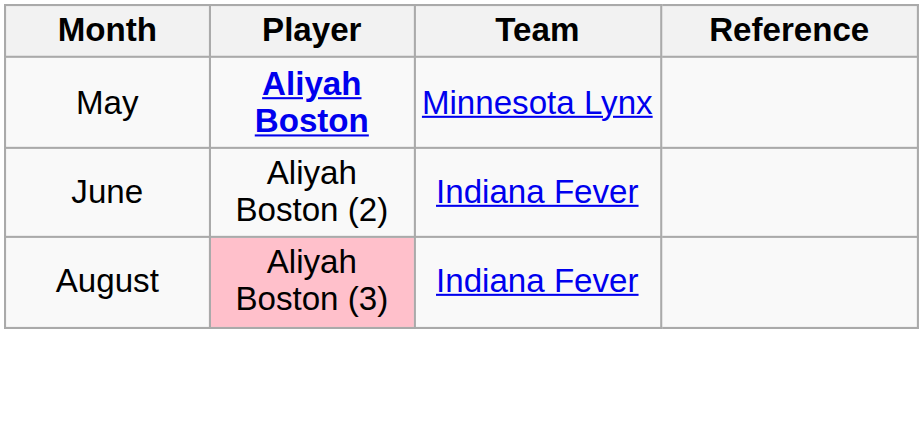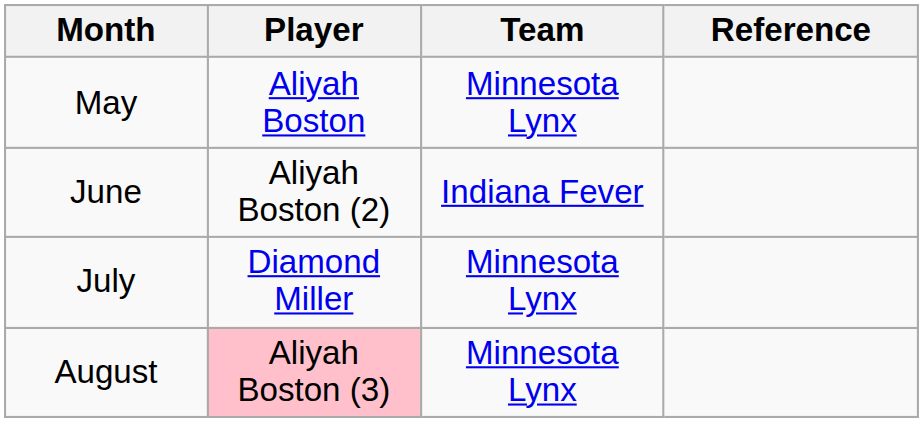(312, 101) bold -> (314, 101) normal
+ row: (106, 281)
(537, 281) Indiana Fever -> (542, 371) Minnesota Lynx
